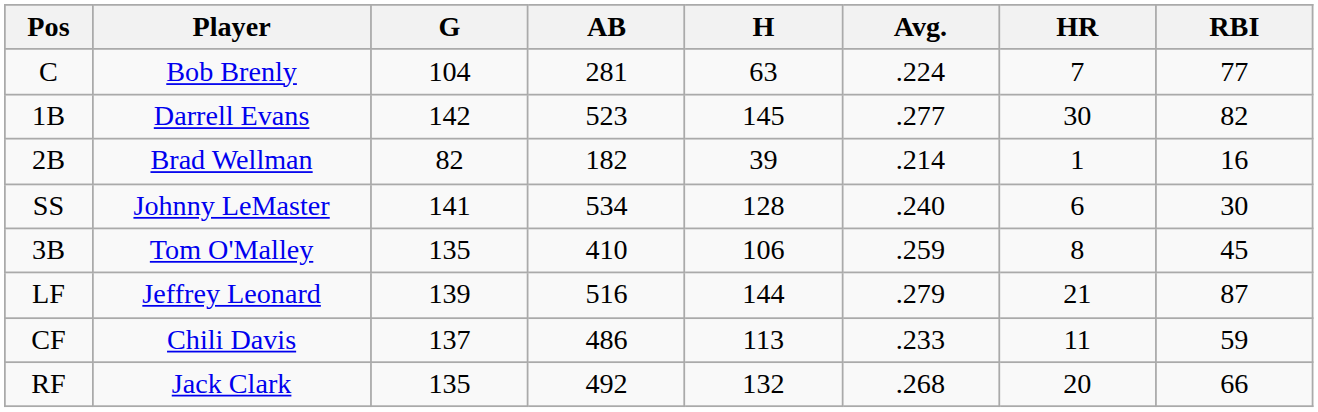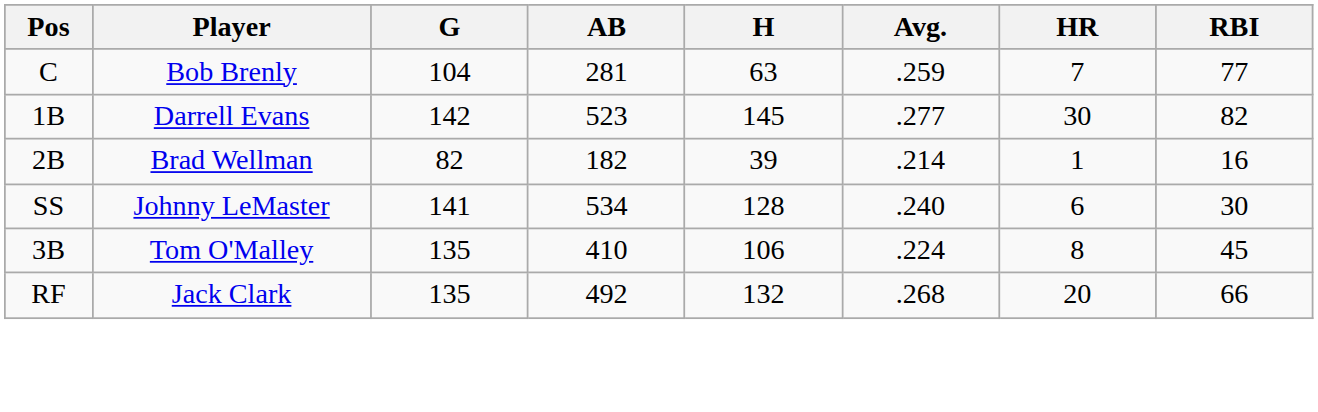(920, 71) .224 -> (920, 71) .259
(920, 250) .259 -> (920, 250) .224
- row: (48, 294)
- row: (48, 339)
